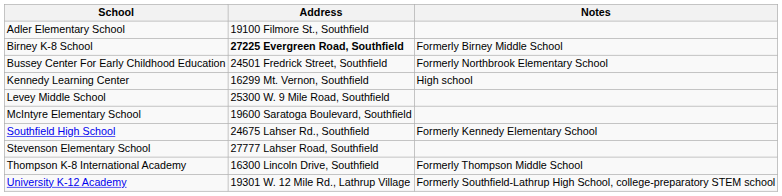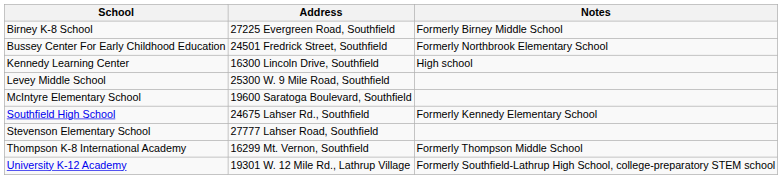- row: (66, 30)
(317, 47) bold -> (313, 30) normal
(300, 81) 16299 Mt. Vernon, Southfield -> (305, 64) 16300 Lincoln Drive, Southfield
(305, 166) 16300 Lincoln Drive, Southfield -> (300, 149) 16299 Mt. Vernon, Southfield
